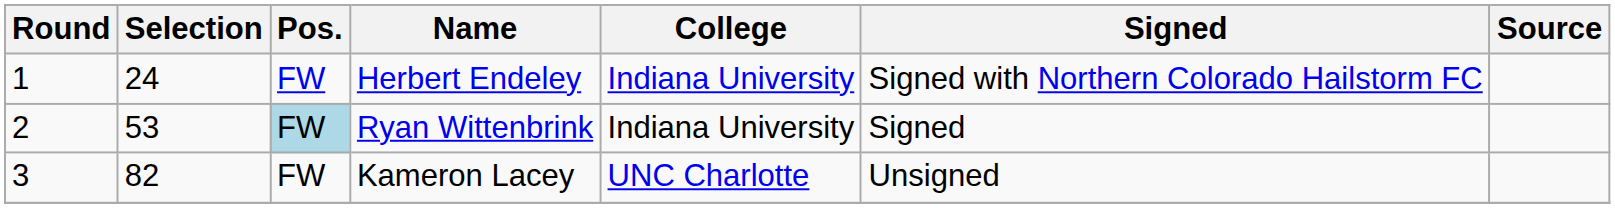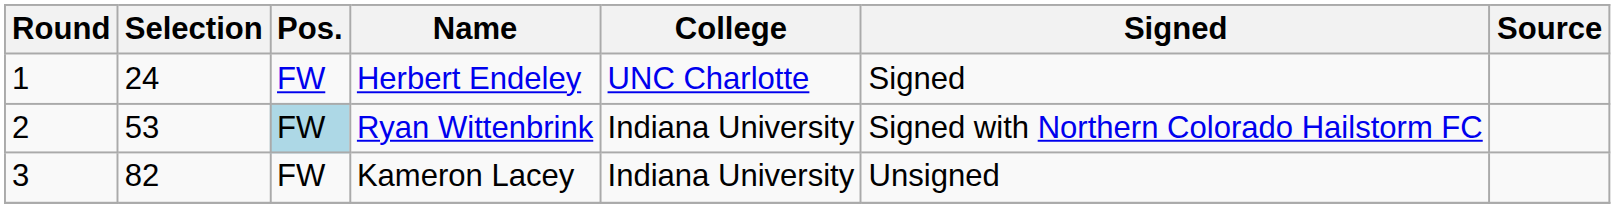(731, 78) Indiana University -> (708, 78) UNC Charlotte
(1176, 78) Signed with Northern Colorado Hailstorm FC -> (917, 78) Signed
(917, 127) Signed -> (1176, 127) Signed with Northern Colorado Hailstorm FC
(708, 176) UNC Charlotte -> (731, 176) Indiana University
